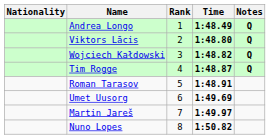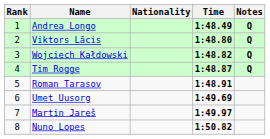columns swapped: (180, 12) <-> (36, 12)
